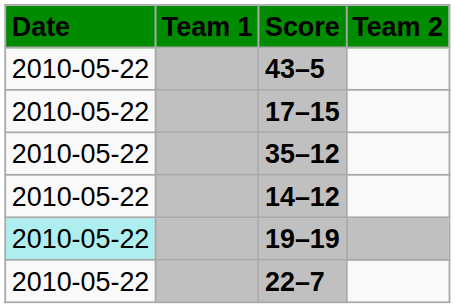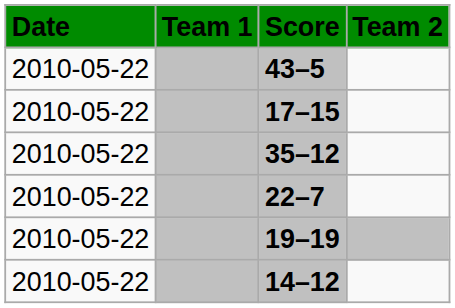rows swapped: (295, 282) <-> (302, 197)
(81, 239) paleturquoise background -> (81, 239) no background
